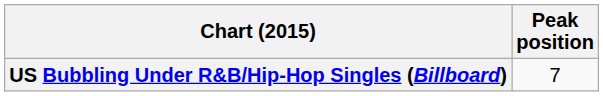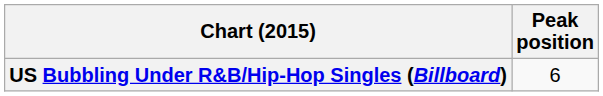(555, 74) 7 -> (555, 74) 6
